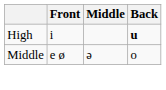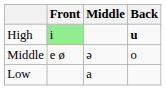(51, 34) no background -> (51, 34) lightgreen background
+ row: (19, 74)
